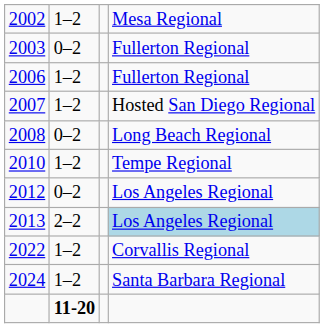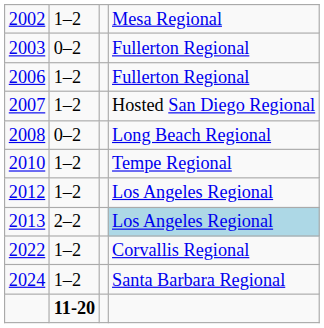(67, 192) 0–2 -> (67, 192) 1–2
